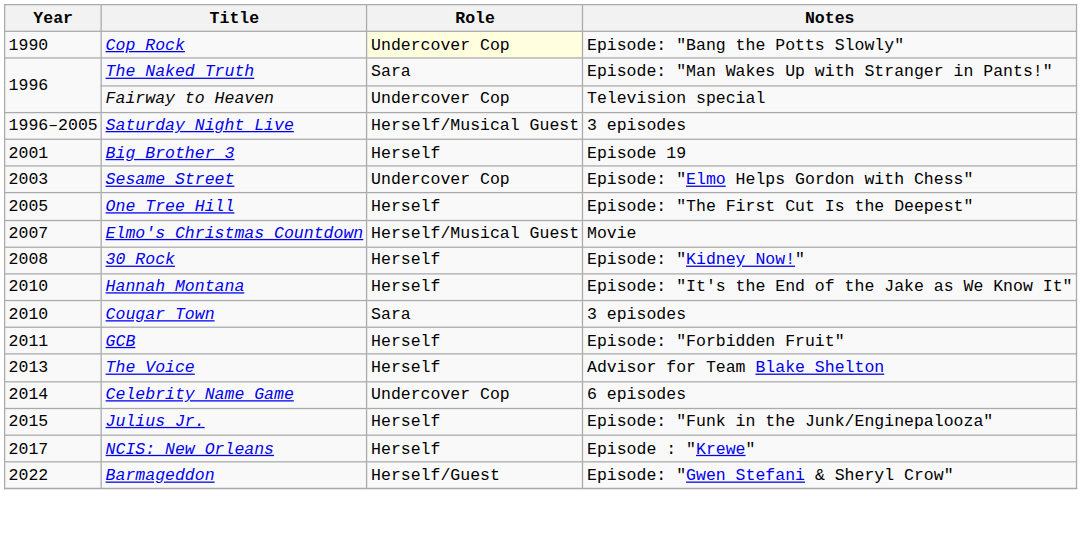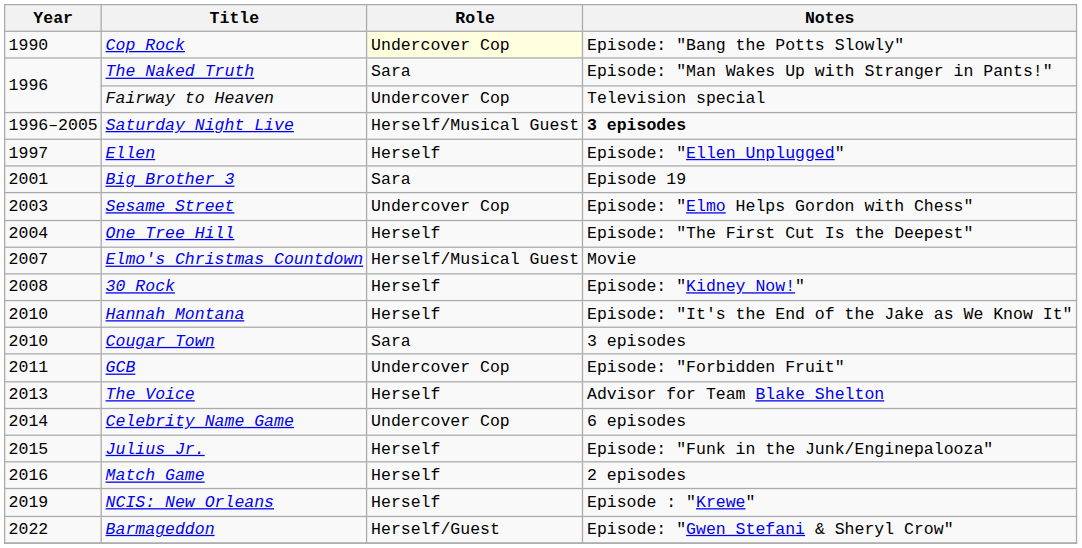(637, 126) normal -> (637, 126) bold
+ row: (130, 153)
(406, 153) Herself -> (391, 180) Sara
(28, 206) 2005 -> (28, 233) 2004
(406, 341) Herself -> (440, 368) Undercover Cop
+ row: (155, 476)
(28, 449) 2017 -> (28, 502) 2019
